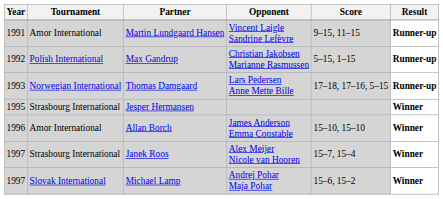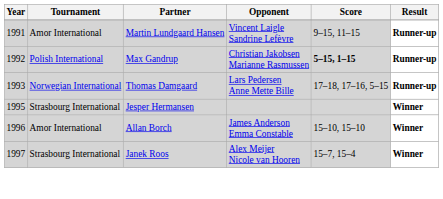(334, 60) normal -> (334, 60) bold
- row: (153, 181)
